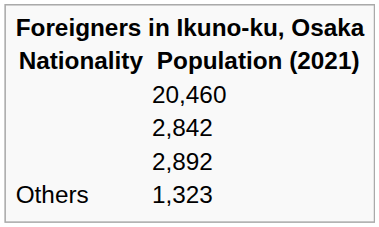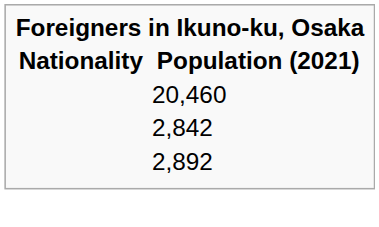- row: (182, 195)
